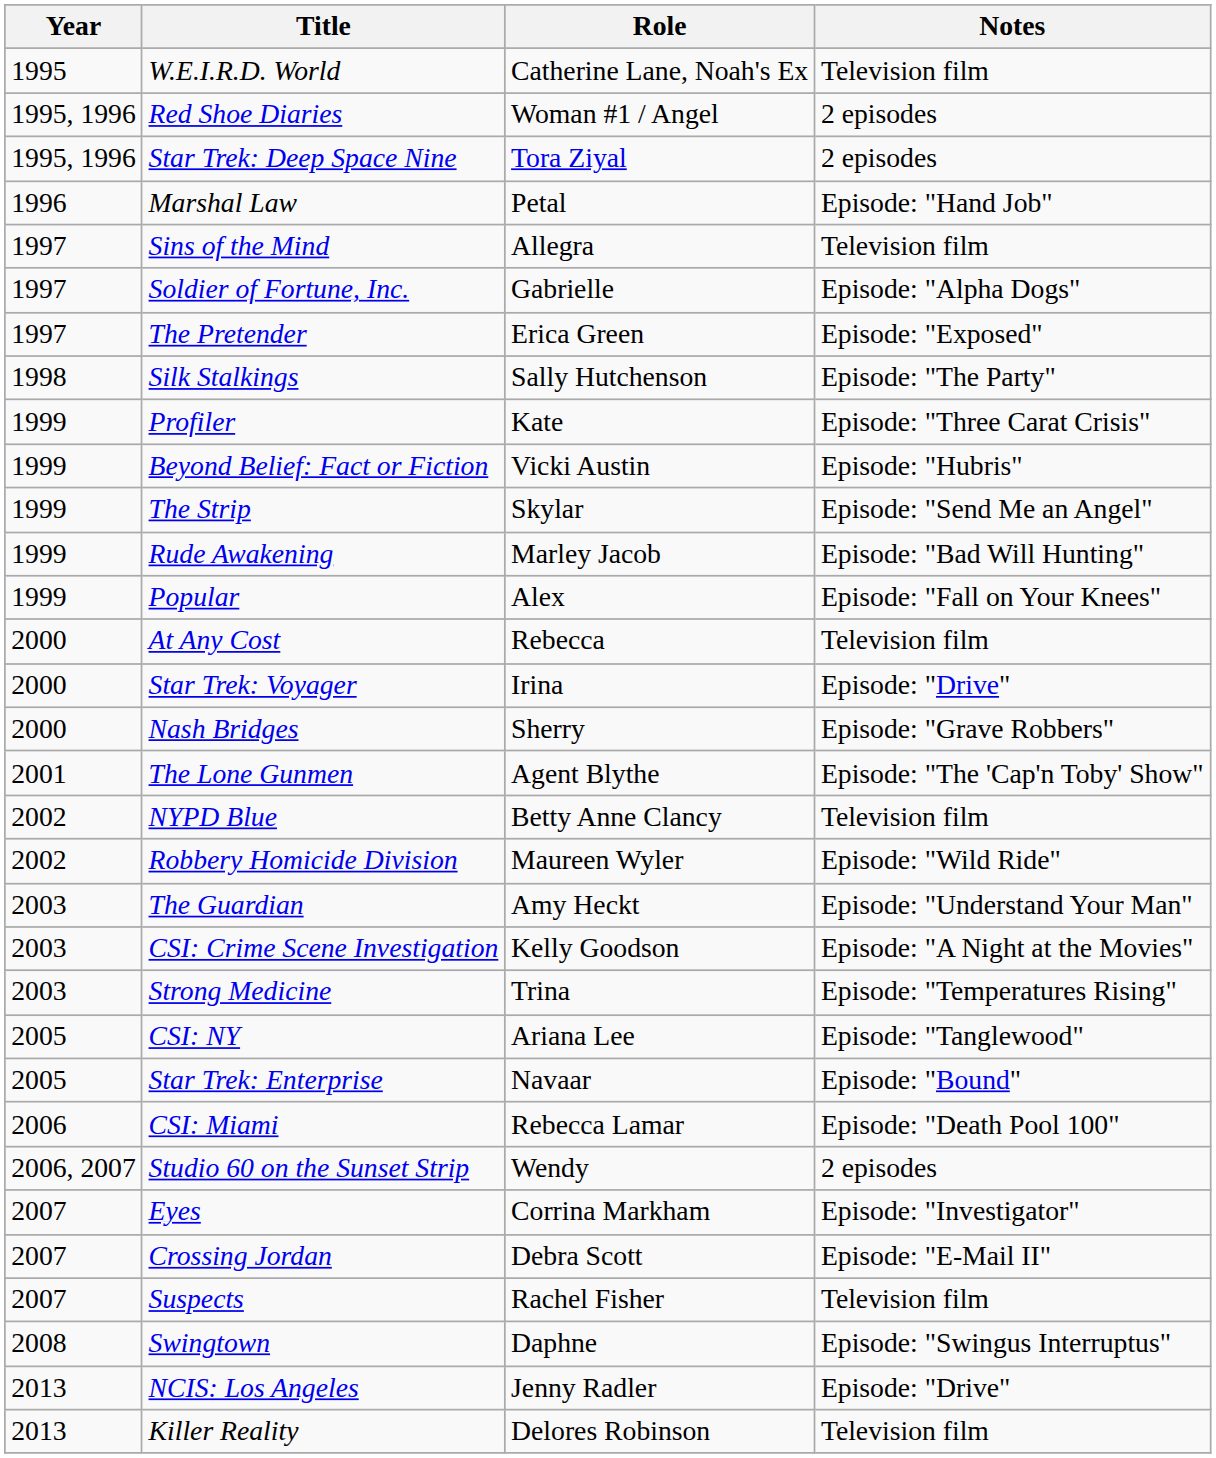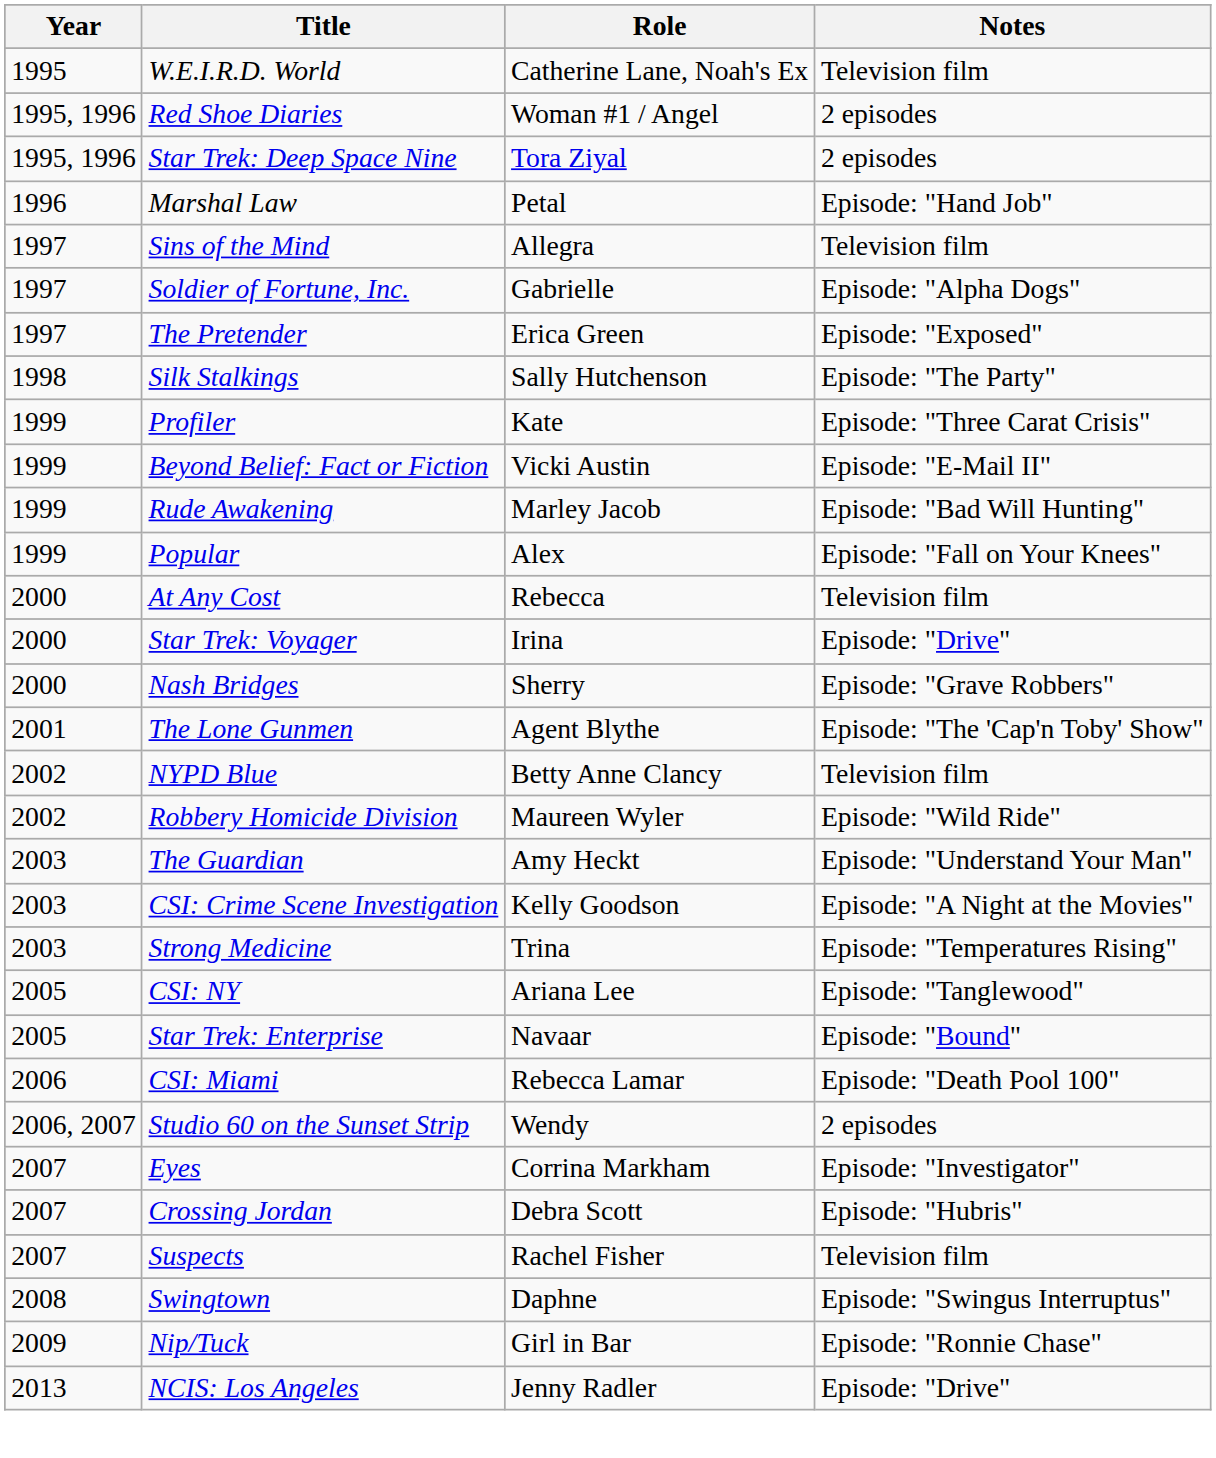(922, 465) Episode: "Hubris" -> (936, 465) Episode: "E-Mail II"
- row: (200, 509)
(936, 1255) Episode: "E-Mail II" -> (922, 1211) Episode: "Hubris"
+ row: (199, 1343)
- row: (224, 1431)
